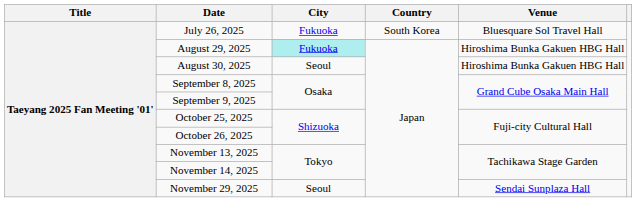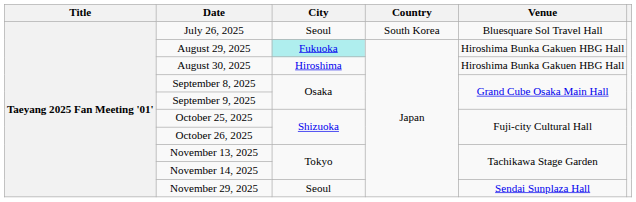(318, 30) Fukuoka -> (318, 30) Seoul
(318, 65) Seoul -> (318, 65) Hiroshima
